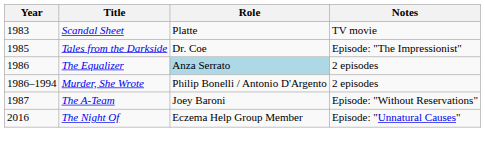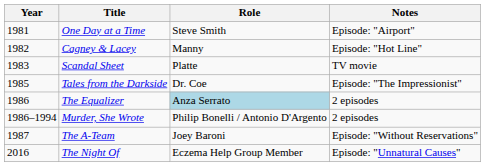+ row: (103, 30)
+ row: (99, 48)
